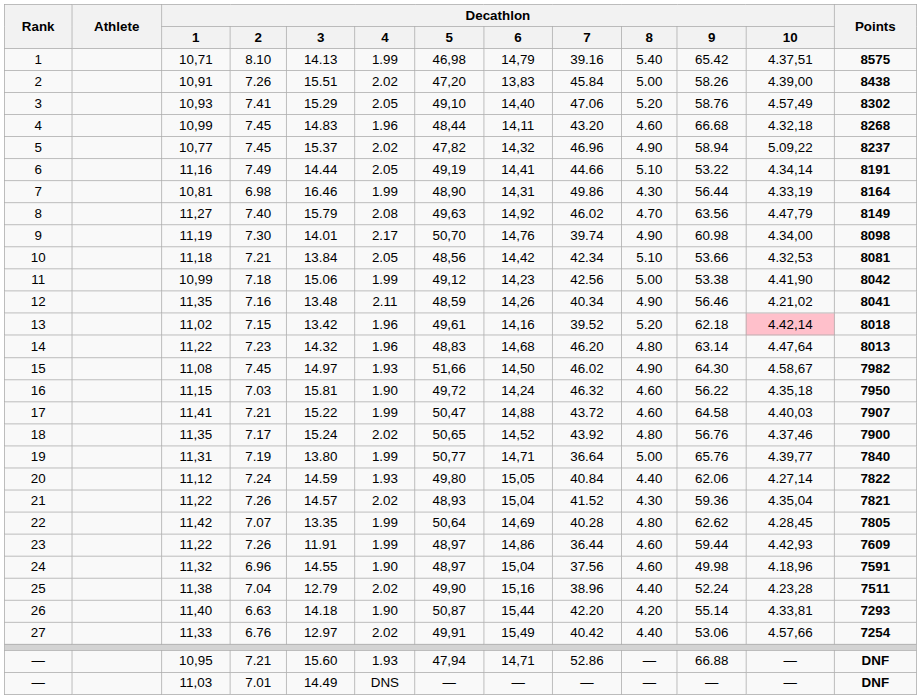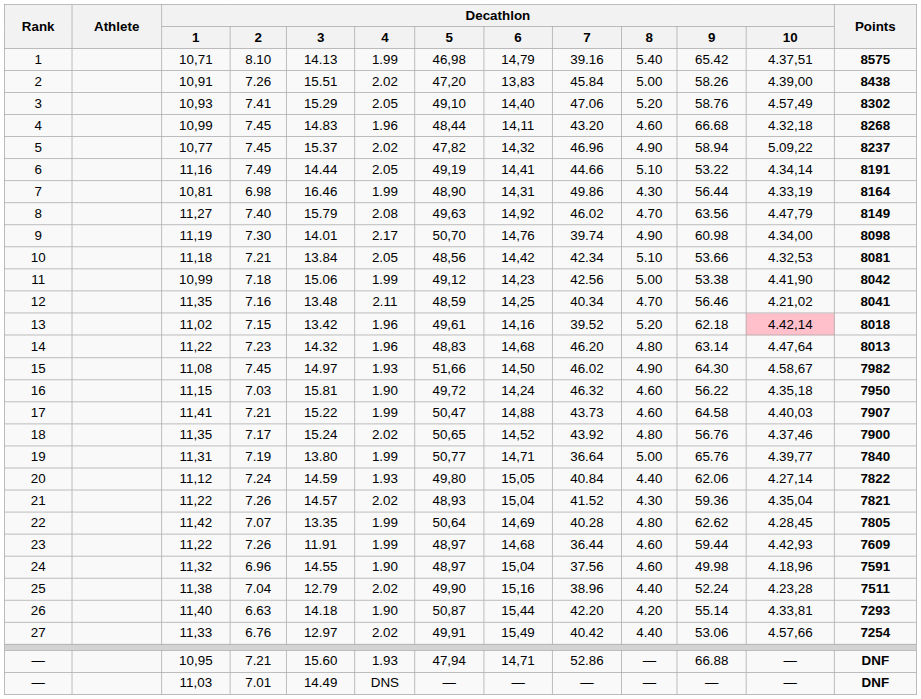(518, 301) 14,26 -> (518, 301) 14,25
(649, 301) 4.90 -> (649, 301) 4.70
(587, 412) 43.72 -> (587, 412) 43.73
(518, 544) 14,86 -> (518, 544) 14,68
